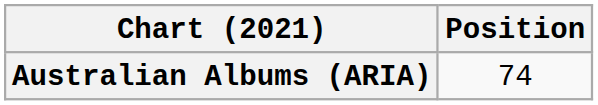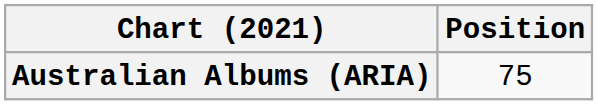(515, 76) 74 -> (515, 76) 75
